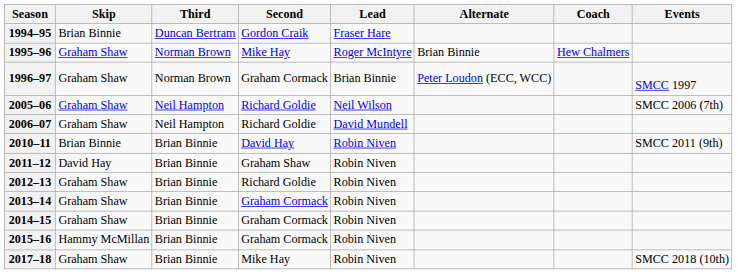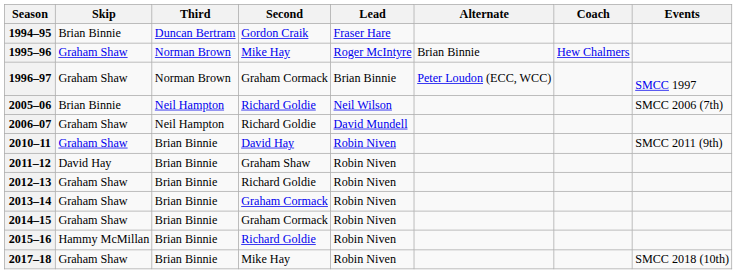(93, 104) Graham Shaw -> (90, 104) Brian Binnie
(90, 143) Brian Binnie -> (93, 143) Graham Shaw
(285, 239) Graham Cormack -> (278, 239) Richard Goldie
